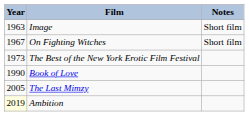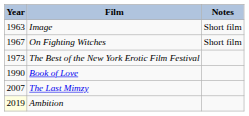(16, 88) 2005 -> (16, 88) 2007
